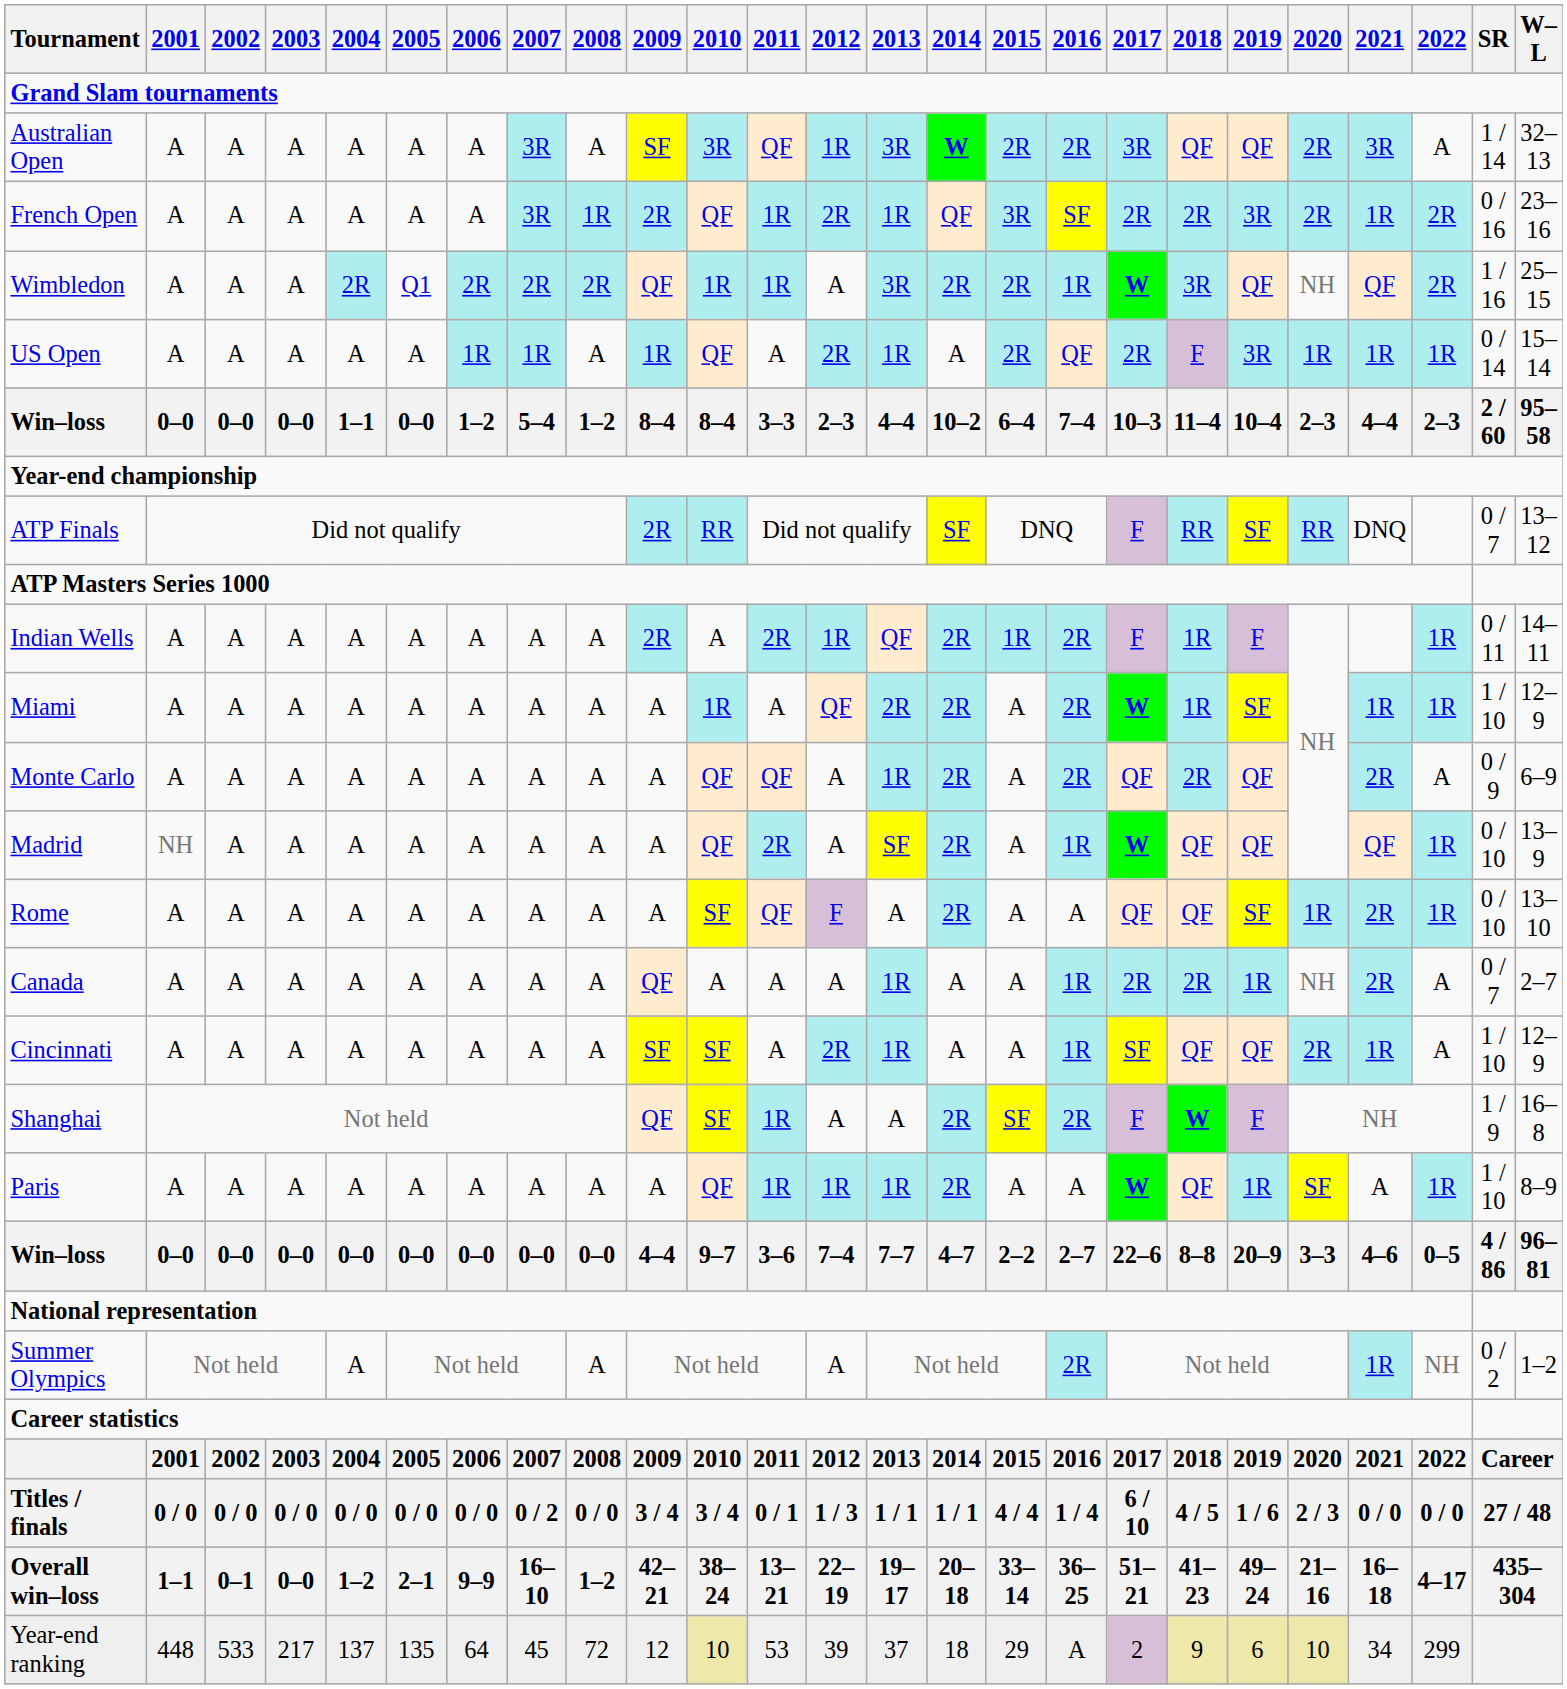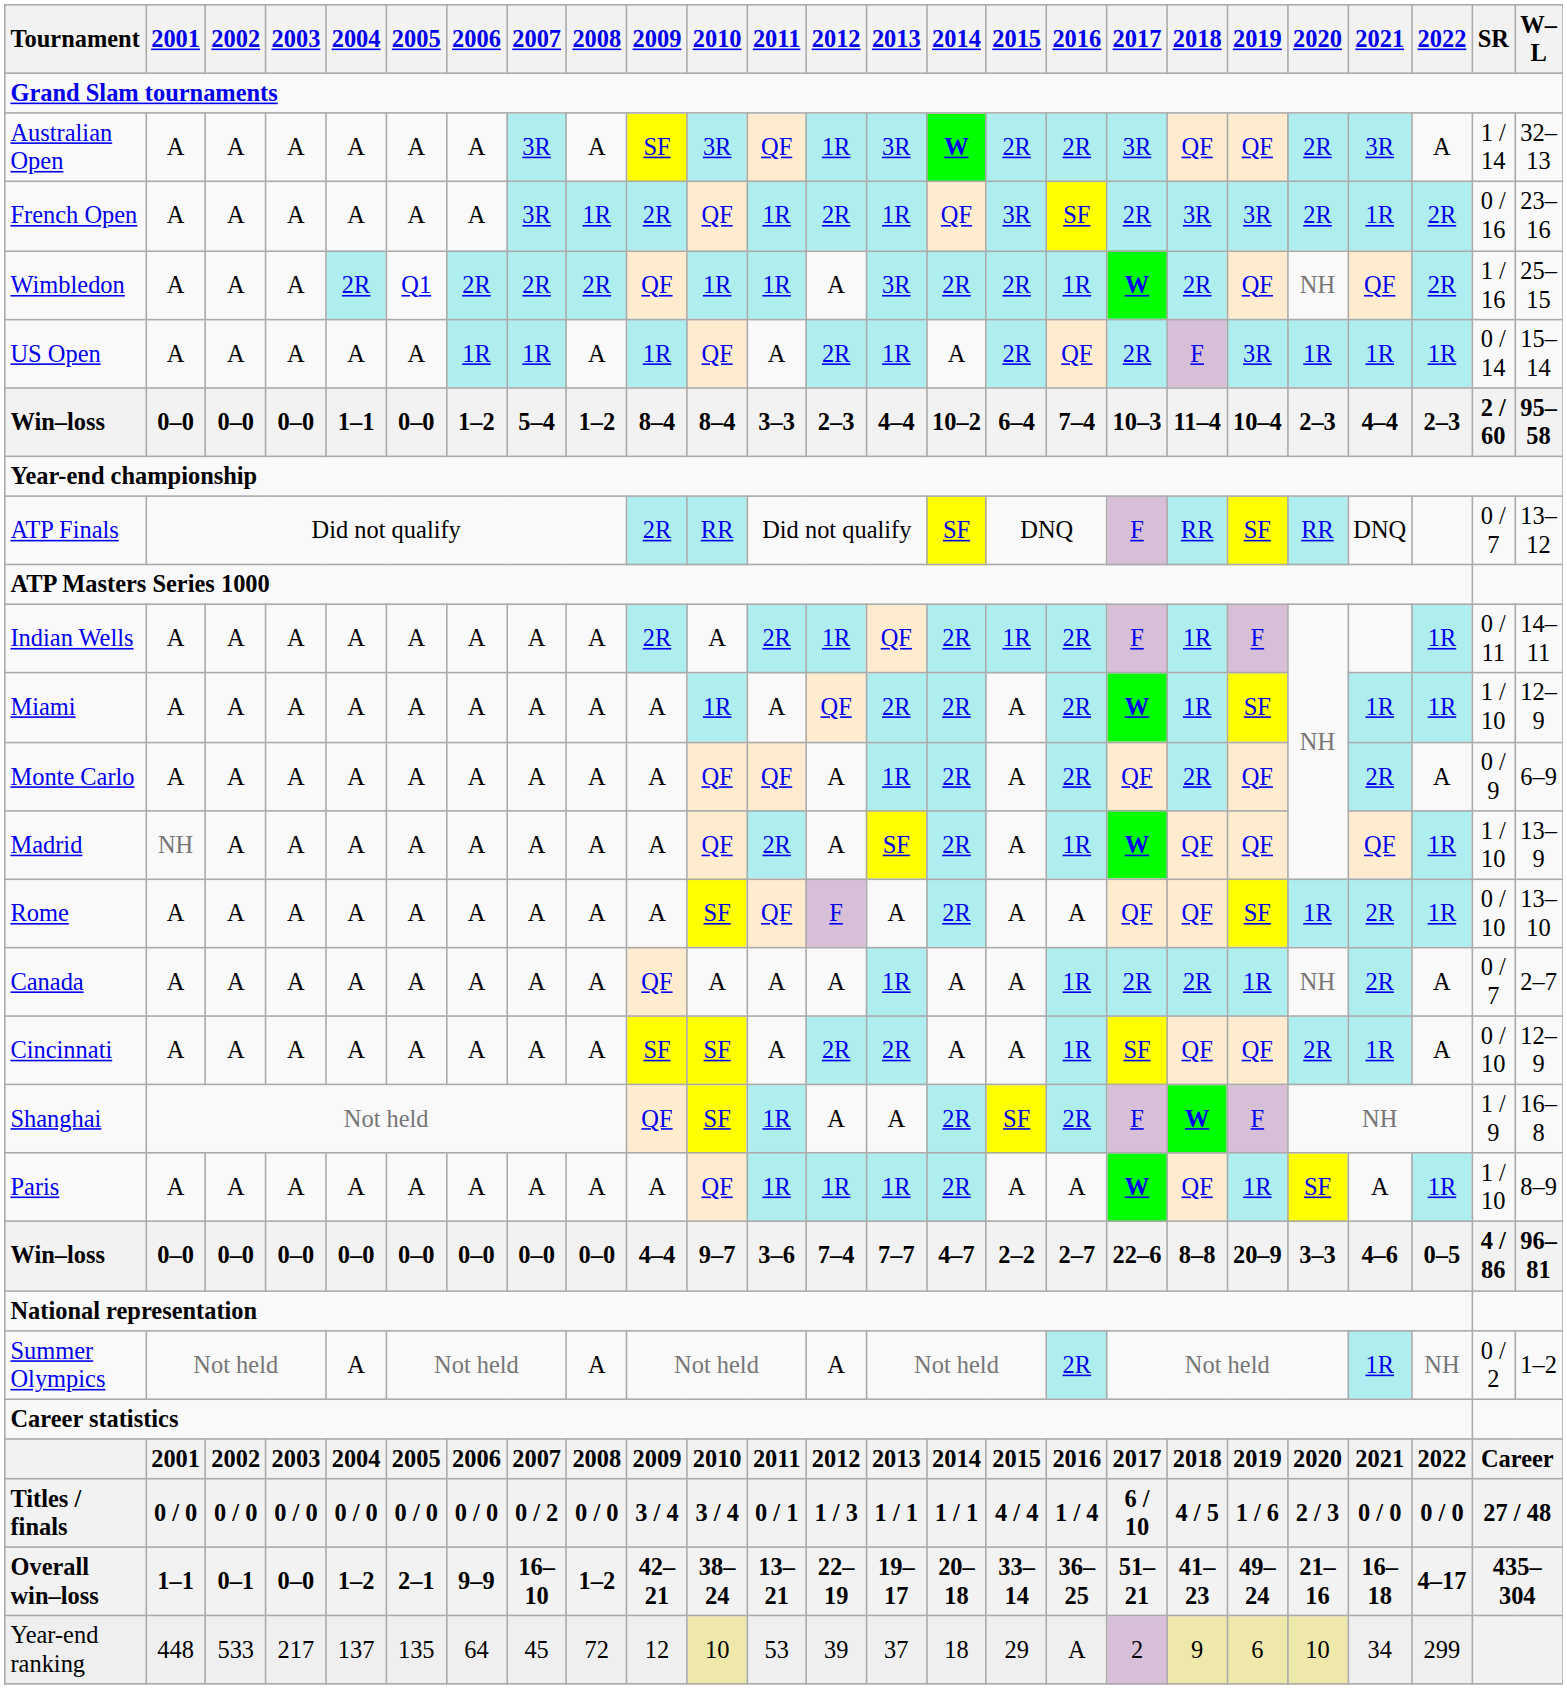(1197, 216) 2R -> (1197, 216) 3R
(1197, 284) 3R -> (1197, 284) 2R
(1493, 844) 0 / 10 -> (1493, 844) 1 / 10
(896, 1050) 1R -> (896, 1050) 2R
(1493, 1050) 1 / 10 -> (1493, 1050) 0 / 10
